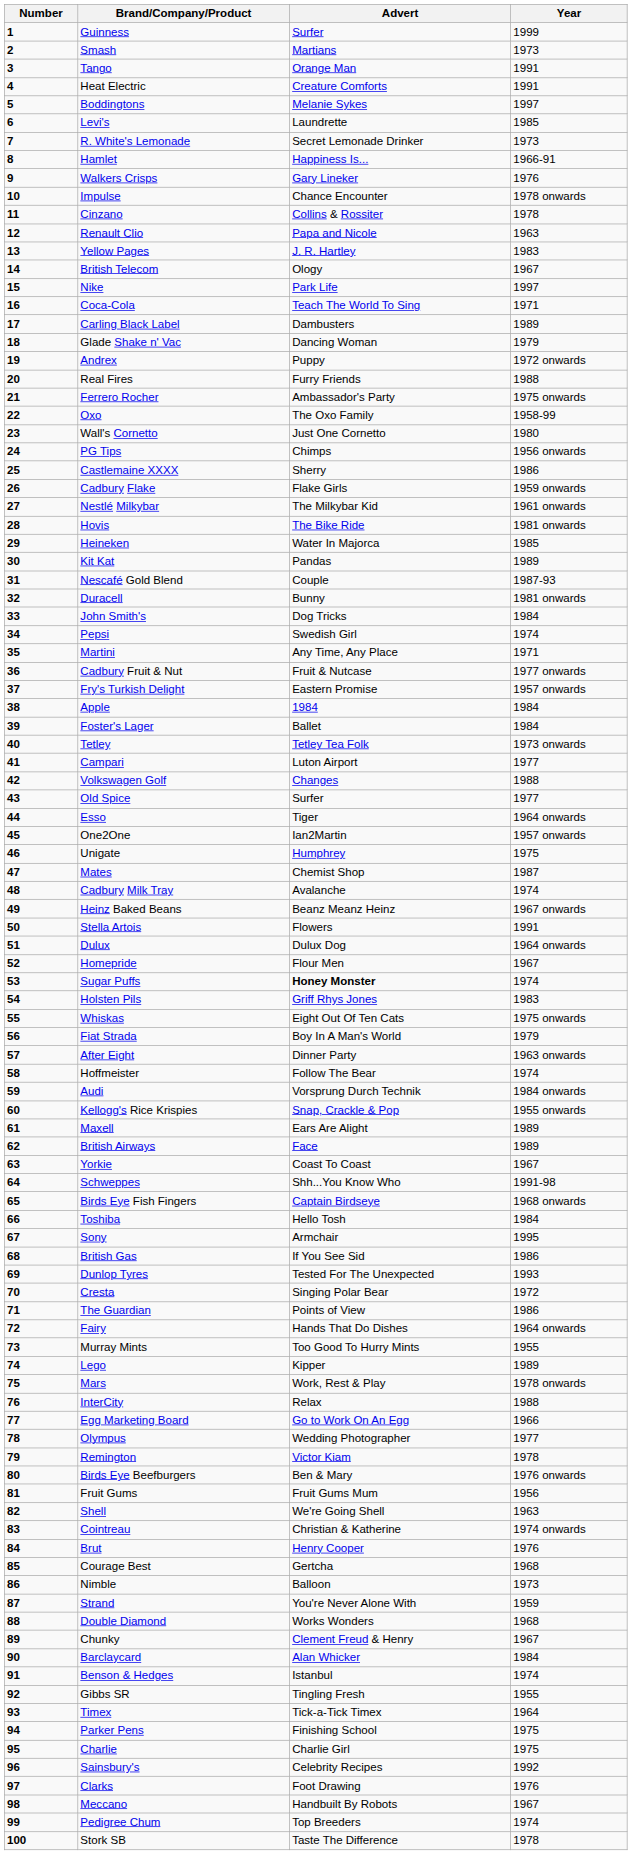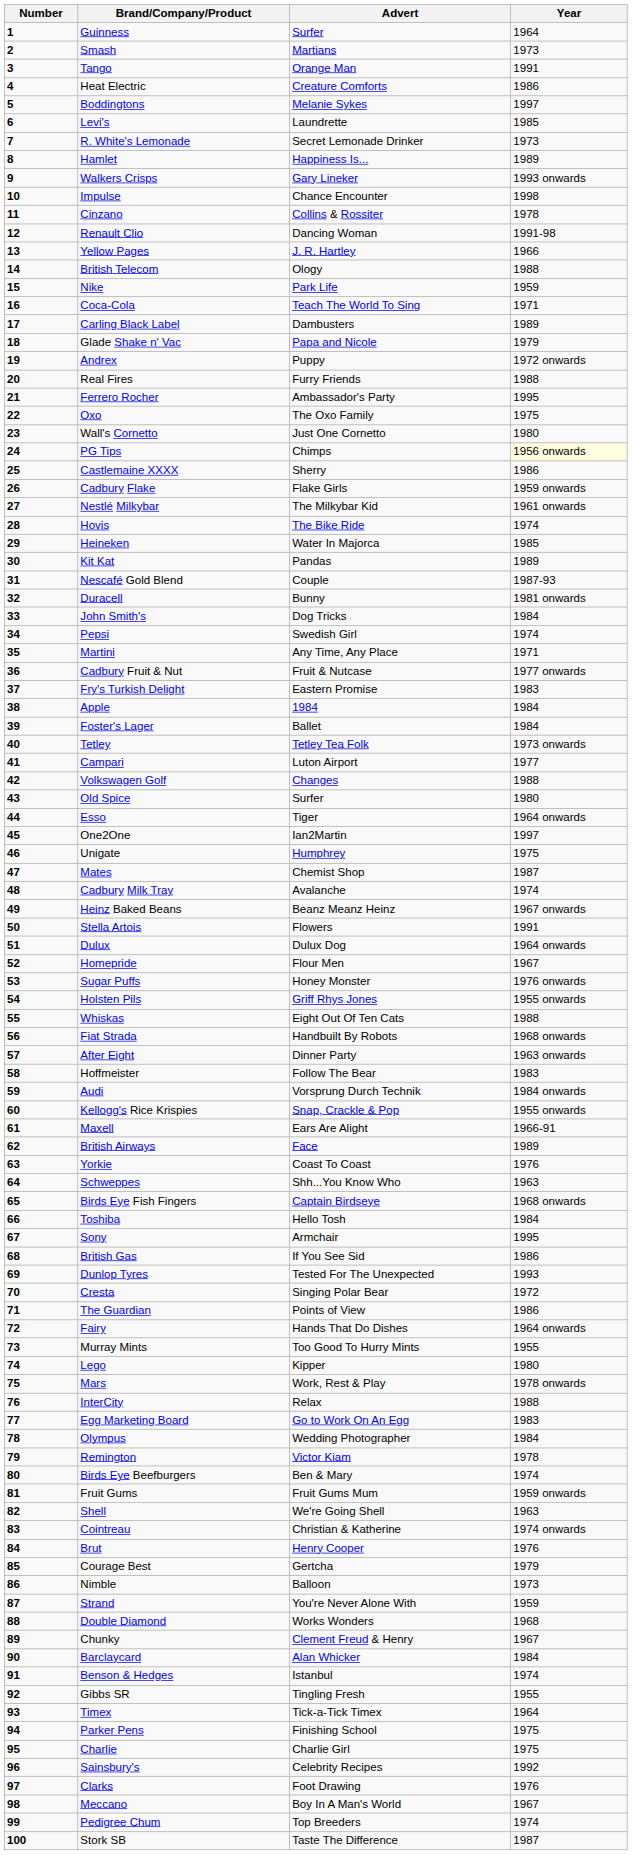(526, 31) 1999 -> (526, 31) 1964
(526, 86) 1991 -> (526, 86) 1986
(534, 159) 1966-91 -> (526, 159) 1989
(526, 178) 1976 -> (550, 178) 1993 onwards
(550, 196) 1978 onwards -> (526, 196) 1998
(334, 232) Papa and Nicole -> (335, 232) Dancing Woman
(526, 232) 1963 -> (534, 232) 1991-98
(526, 251) 1983 -> (526, 251) 1966
(526, 269) 1967 -> (526, 269) 1988
(526, 287) 1997 -> (526, 287) 1959
(335, 342) Dancing Woman -> (334, 342) Papa and Nicole
(550, 397) 1975 onwards -> (526, 397) 1995
(534, 415) 1958-99 -> (526, 415) 1975
(550, 452) no background -> (550, 452) lightyellow background
(550, 525) 1981 onwards -> (526, 525) 1974
(550, 689) 1957 onwards -> (526, 689) 1983
(526, 799) 1977 -> (526, 799) 1980
(550, 835) 1957 onwards -> (526, 835) 1997
(334, 981) bold -> (331, 981) normal
(526, 981) 1974 -> (550, 981) 1976 onwards
(526, 1000) 1983 -> (550, 1000) 1955 onwards
(550, 1018) 1975 onwards -> (526, 1018) 1988
(347, 1036) Boy In A Man's World -> (345, 1036) Handbuilt By Robots
(526, 1036) 1979 -> (550, 1036) 1968 onwards
(526, 1073) 1974 -> (526, 1073) 1983
(526, 1128) 1989 -> (534, 1128) 1966-91
(526, 1164) 1967 -> (526, 1164) 1976
(534, 1182) 1991-98 -> (526, 1182) 1963
(526, 1365) 1989 -> (526, 1365) 1980
(526, 1420) 1966 -> (526, 1420) 1983
(526, 1438) 1977 -> (526, 1438) 1984
(550, 1475) 1976 onwards -> (526, 1475) 1974
(526, 1493) 1956 -> (550, 1493) 1959 onwards
(526, 1566) 1968 -> (526, 1566) 1979
(345, 1804) Handbuilt By Robots -> (347, 1804) Boy In A Man's World
(526, 1840) 1978 -> (526, 1840) 1987
